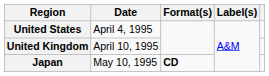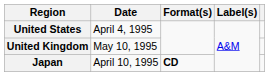(126, 46) April 10, 1995 -> (125, 46) May 10, 1995
(125, 63) May 10, 1995 -> (126, 63) April 10, 1995
